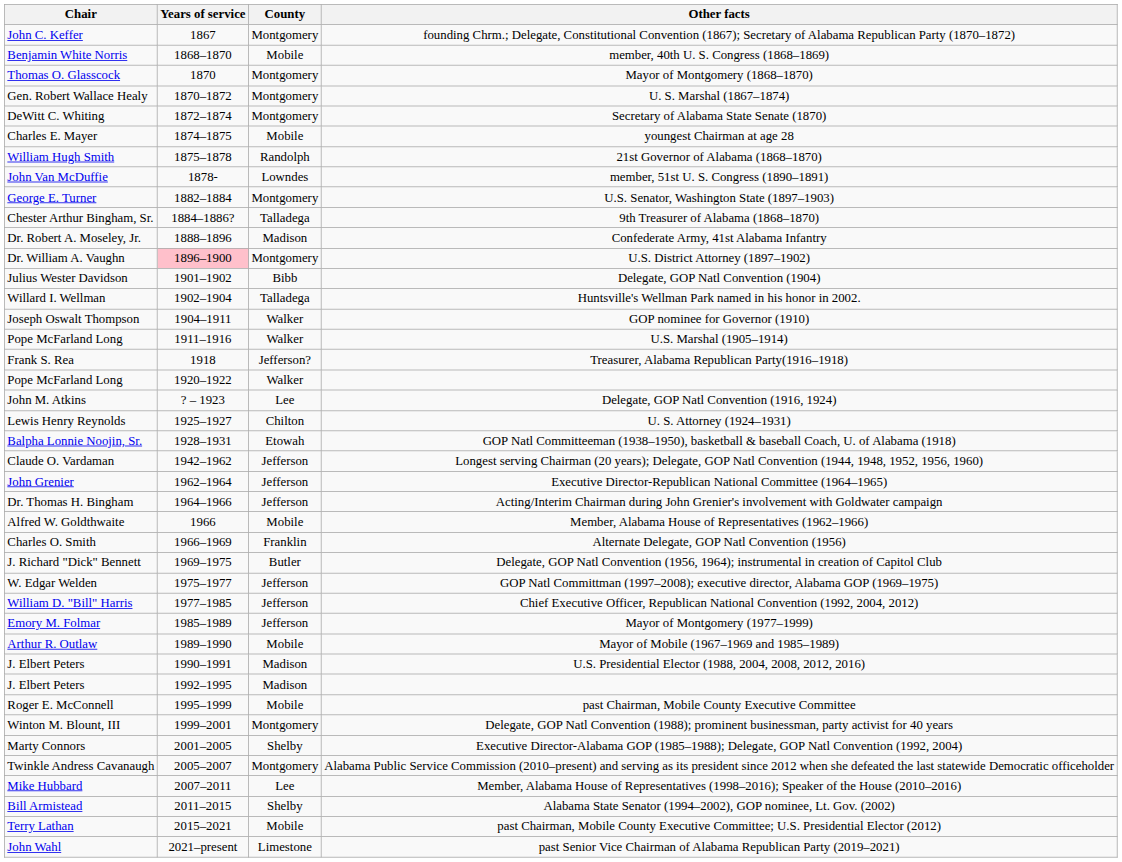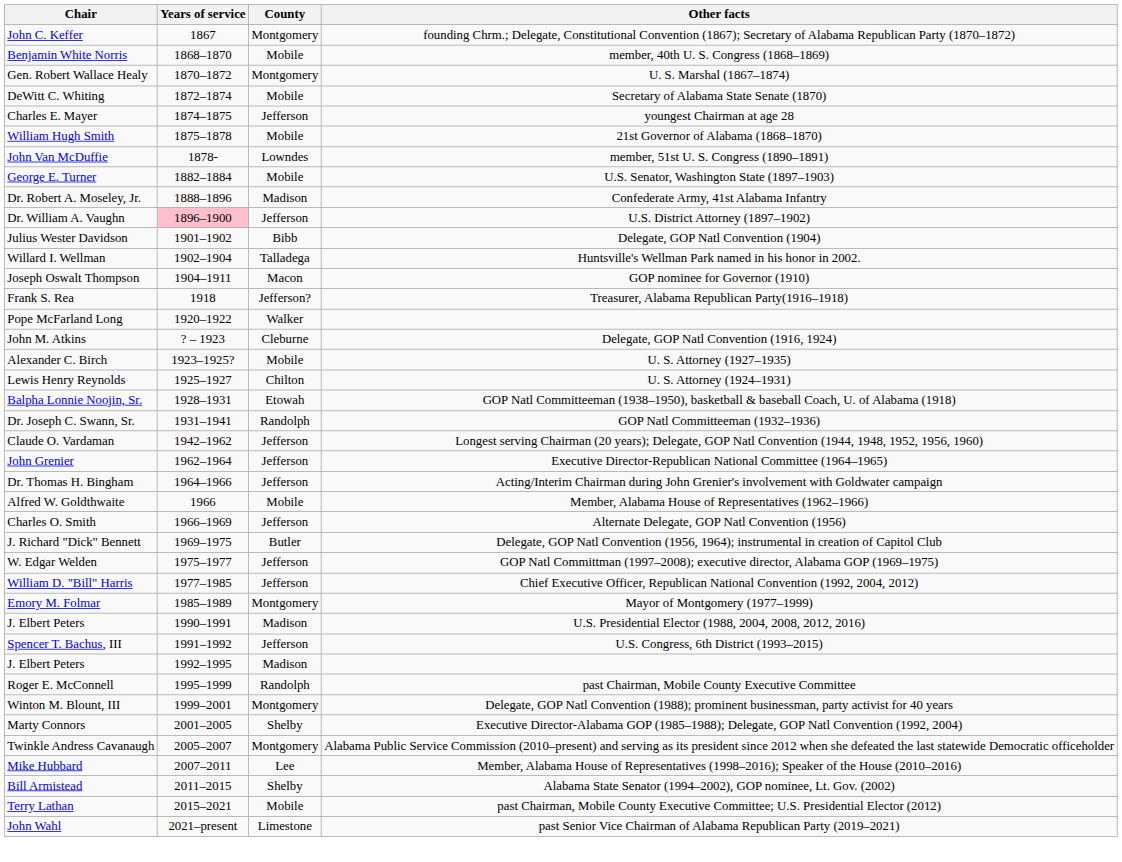- row: (64, 75)
(285, 116) Montgomery -> (285, 95) Mobile
(285, 136) Mobile -> (285, 116) Jefferson
(285, 156) Randolph -> (285, 136) Mobile
(285, 197) Montgomery -> (285, 177) Mobile
- row: (80, 217)
(285, 258) Montgomery -> (285, 217) Jefferson
(285, 319) Walker -> (285, 278) Macon
- row: (65, 339)
(285, 400) Lee -> (285, 339) Cleburne
+ row: (57, 359)
+ row: (71, 420)
(285, 542) Franklin -> (285, 522) Jefferson
(285, 623) Jefferson -> (285, 603) Montgomery
- row: (52, 643)
+ row: (65, 643)
(285, 704) Mobile -> (285, 684) Randolph
